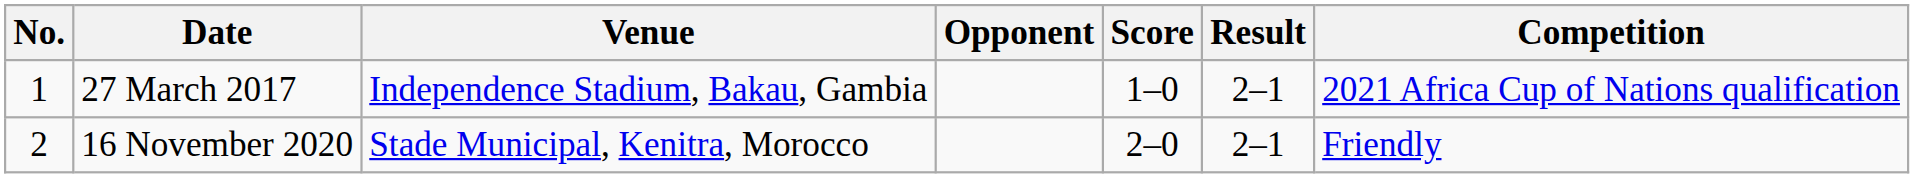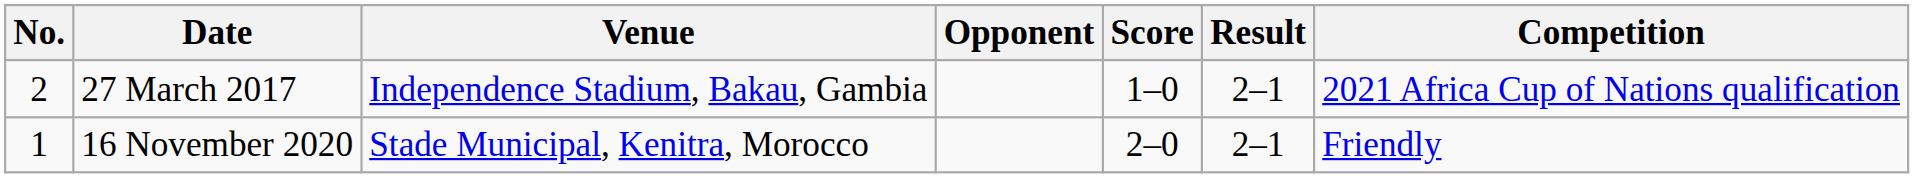(39, 88) 1 -> (39, 88) 2
(39, 144) 2 -> (39, 144) 1
